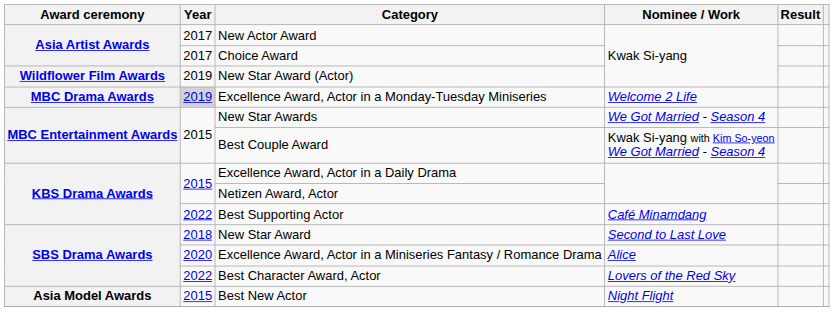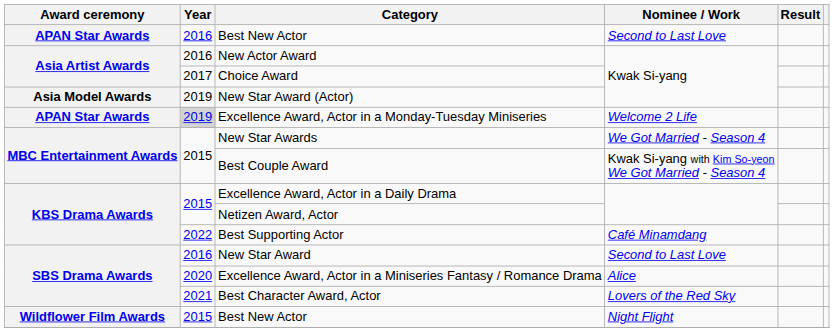+ row: (262, 35)
(198, 35) 2017 -> (198, 55) 2016
(92, 76) Wildflower Film Awards -> (92, 96) Asia Model Awards
(92, 96) MBC Drama Awards -> (92, 117) APAN Star Awards
(198, 234) 2018 -> (198, 255) 2016
(198, 276) 2022 -> (198, 296) 2021
(92, 296) Asia Model Awards -> (92, 317) Wildflower Film Awards
